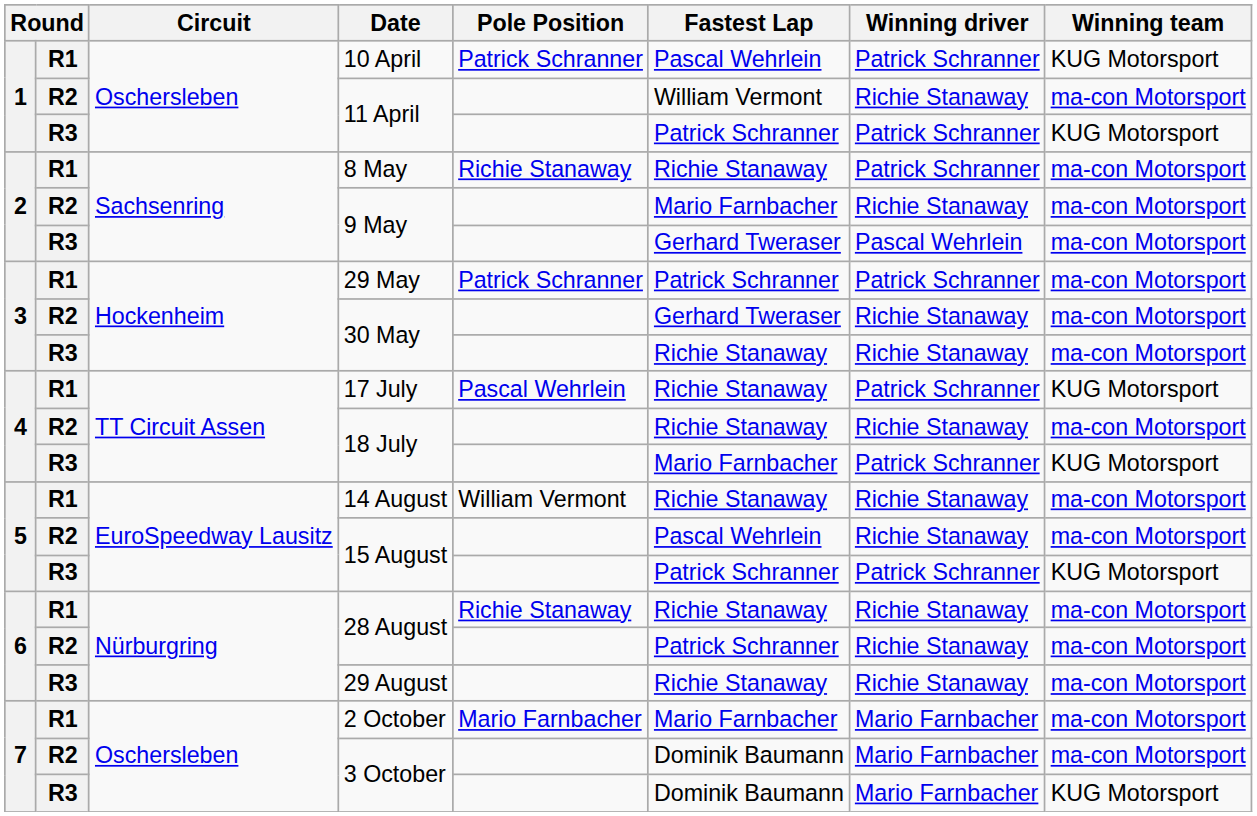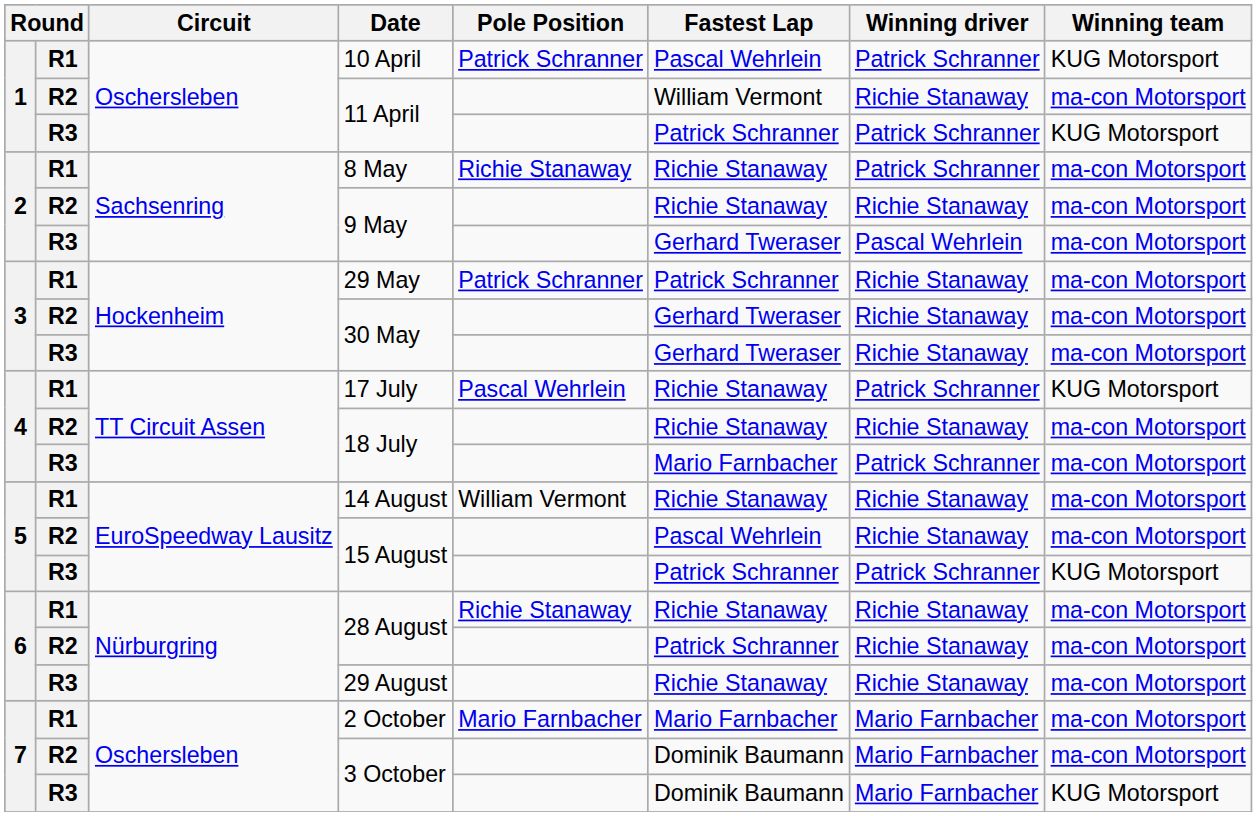(746, 206) Mario Farnbacher -> (741, 206) Richie Stanaway
(947, 279) Patrick Schranner -> (941, 279) Richie Stanaway
(741, 353) Richie Stanaway -> (747, 353) Gerhard Tweraser
(1135, 463) KUG Motorsport -> (1148, 463) ma-con Motorsport
